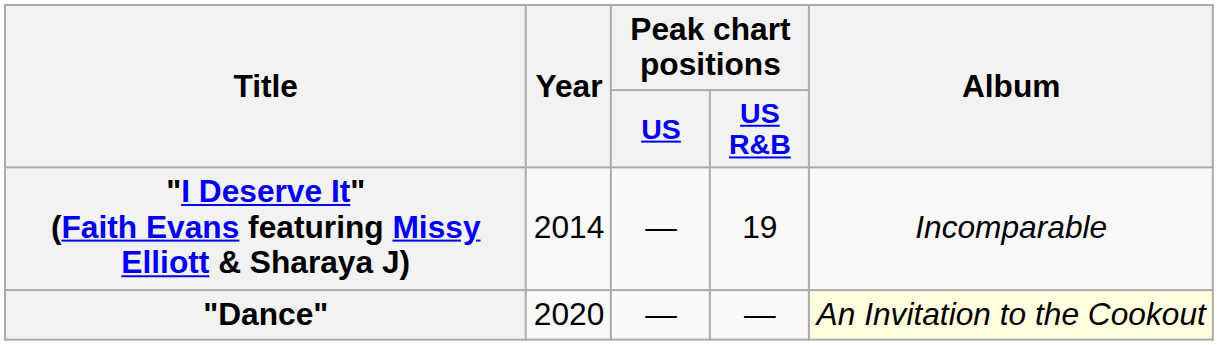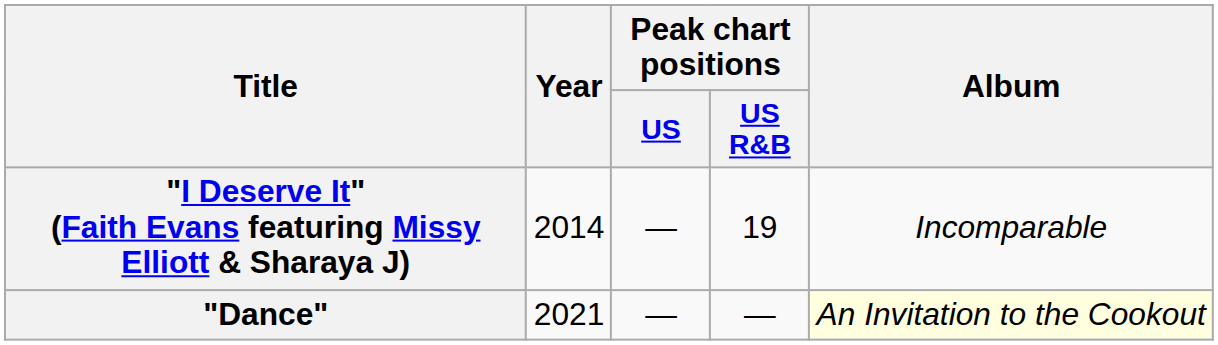(569, 313) 2020 -> (569, 313) 2021
